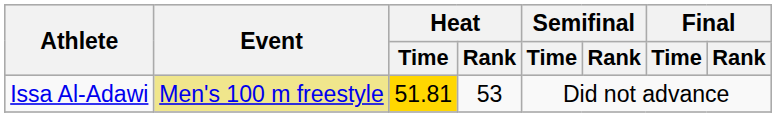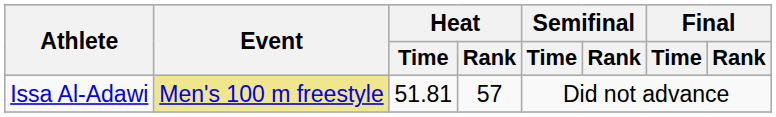(423, 94) gold background -> (423, 94) no background
(489, 94) 53 -> (489, 94) 57
